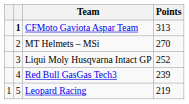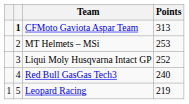(163, 44) 270 -> (163, 44) 253
(163, 75) 239 -> (163, 75) 240
